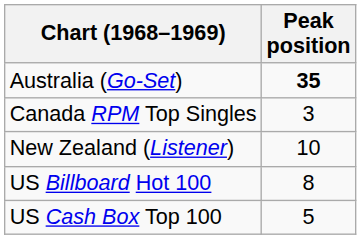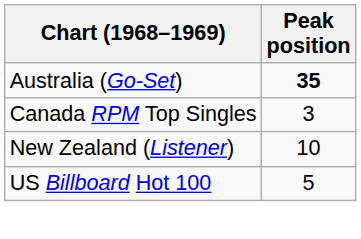(309, 182) 8 -> (309, 182) 5
- row: (116, 217)
